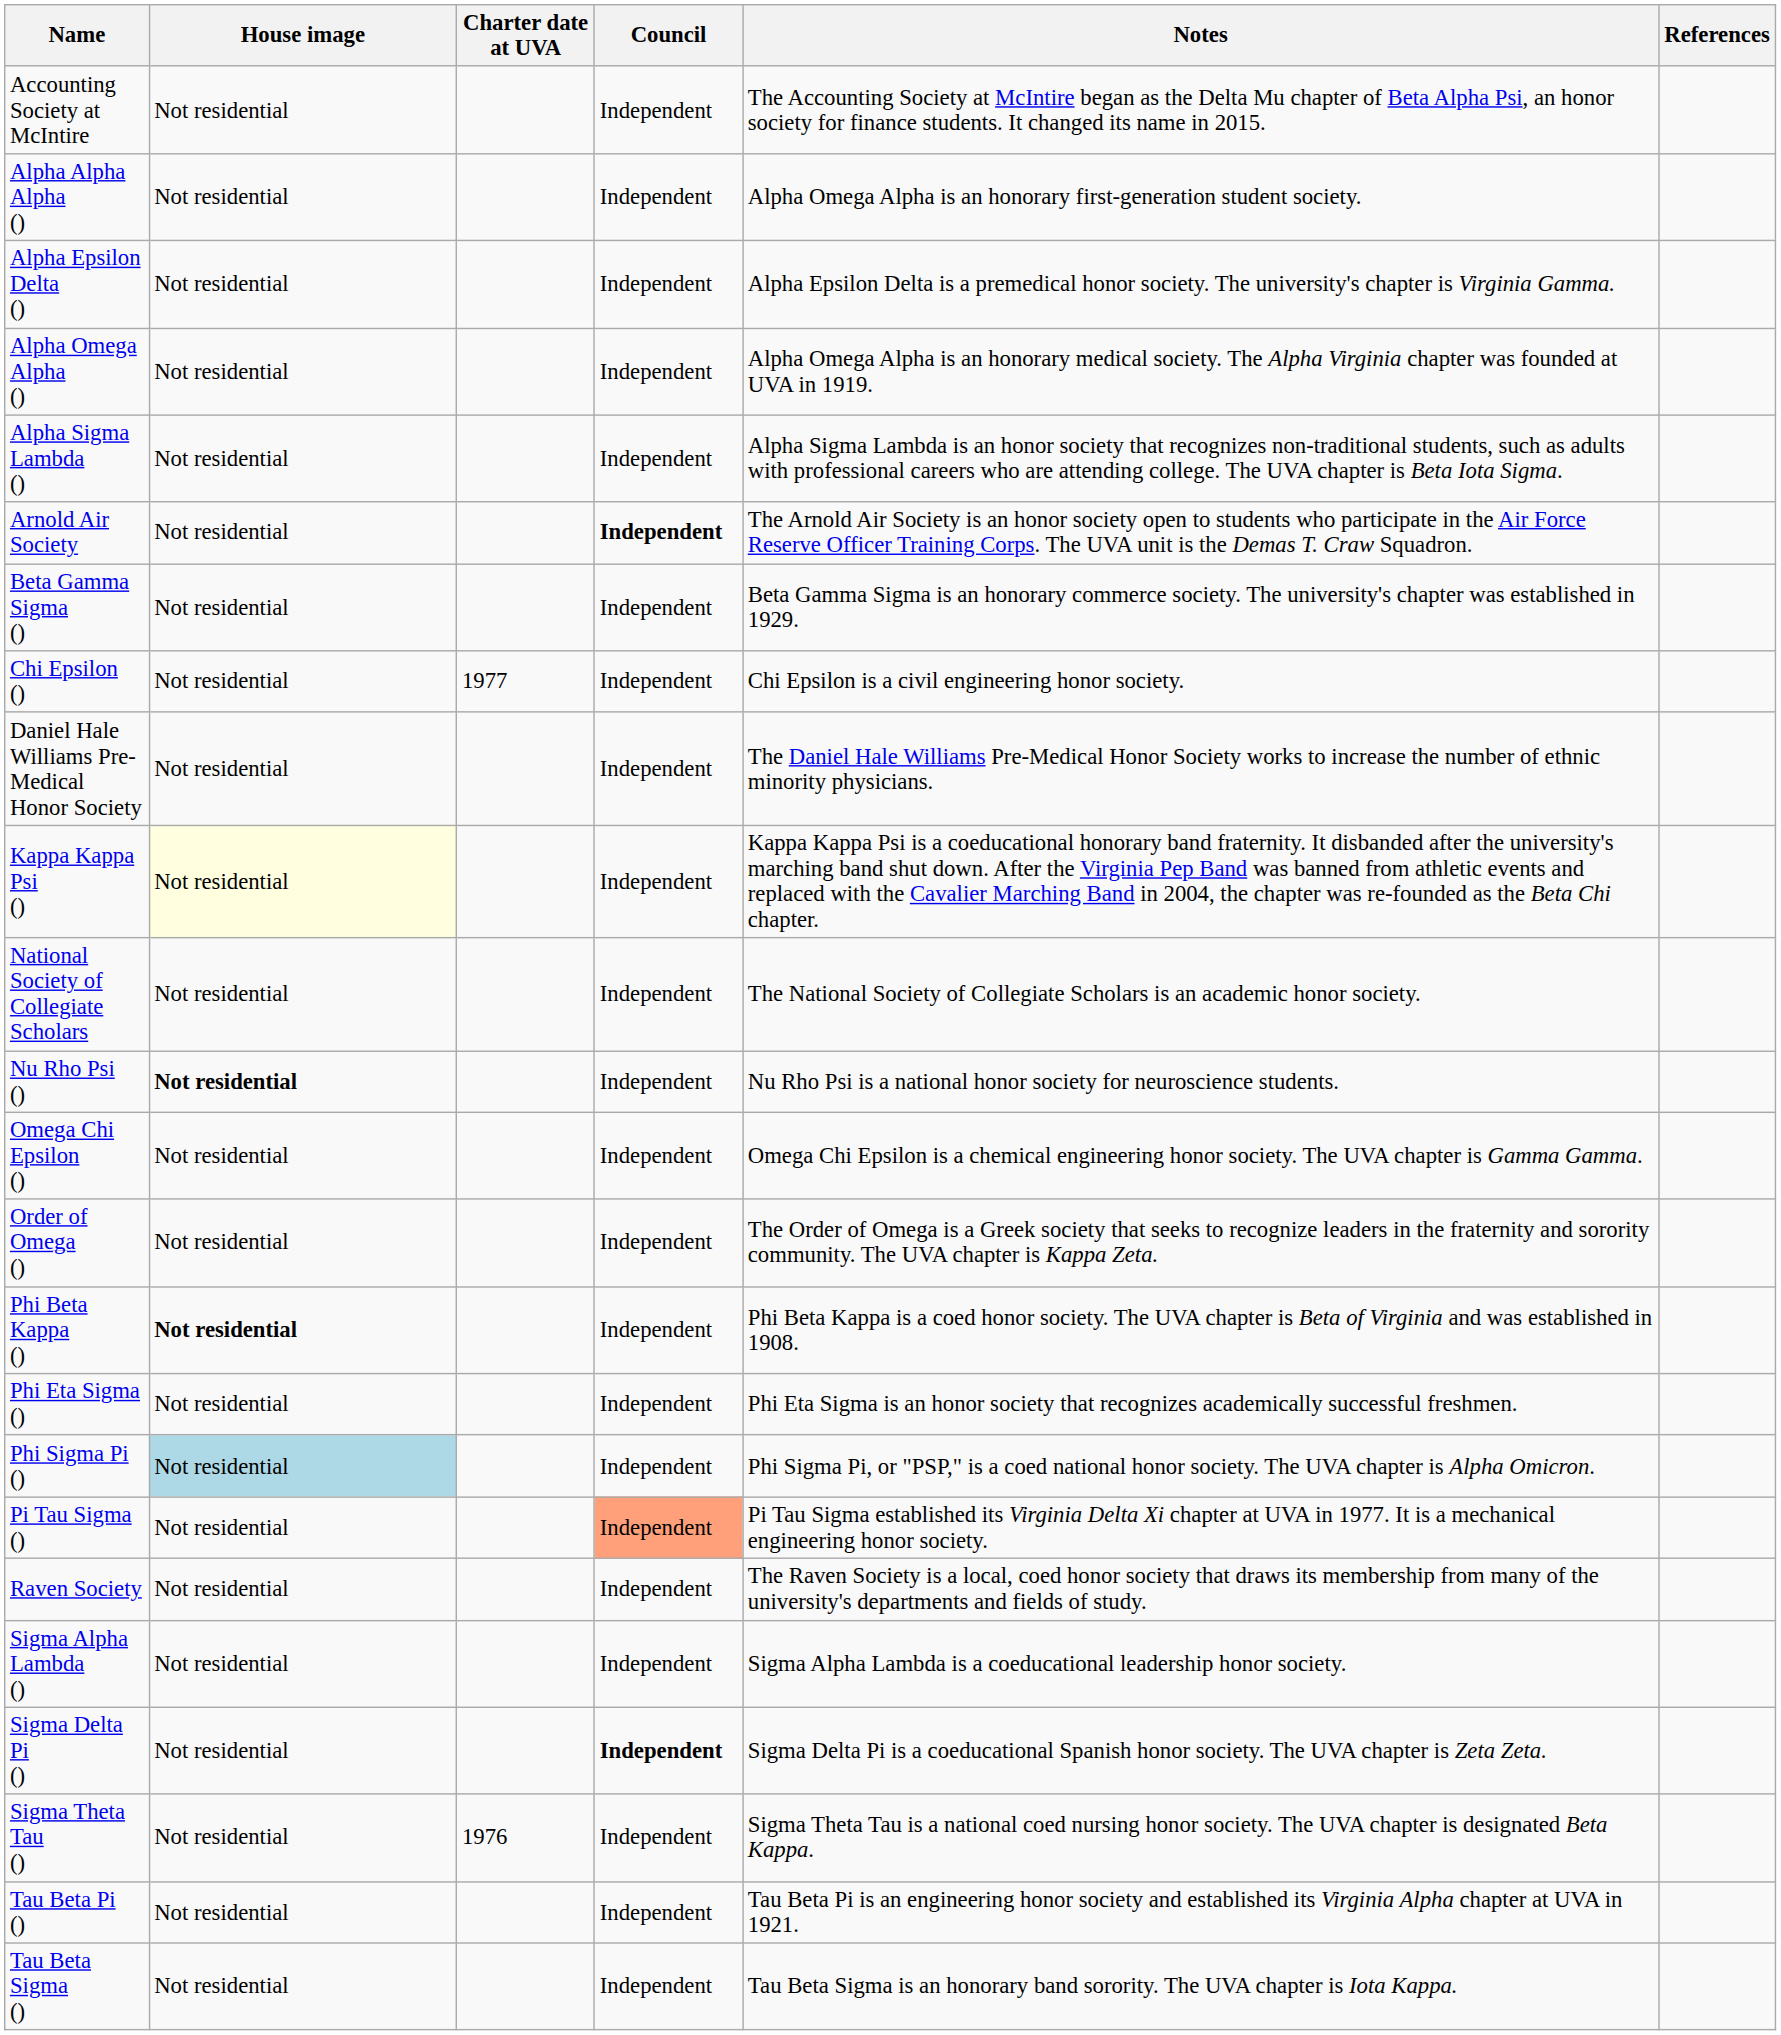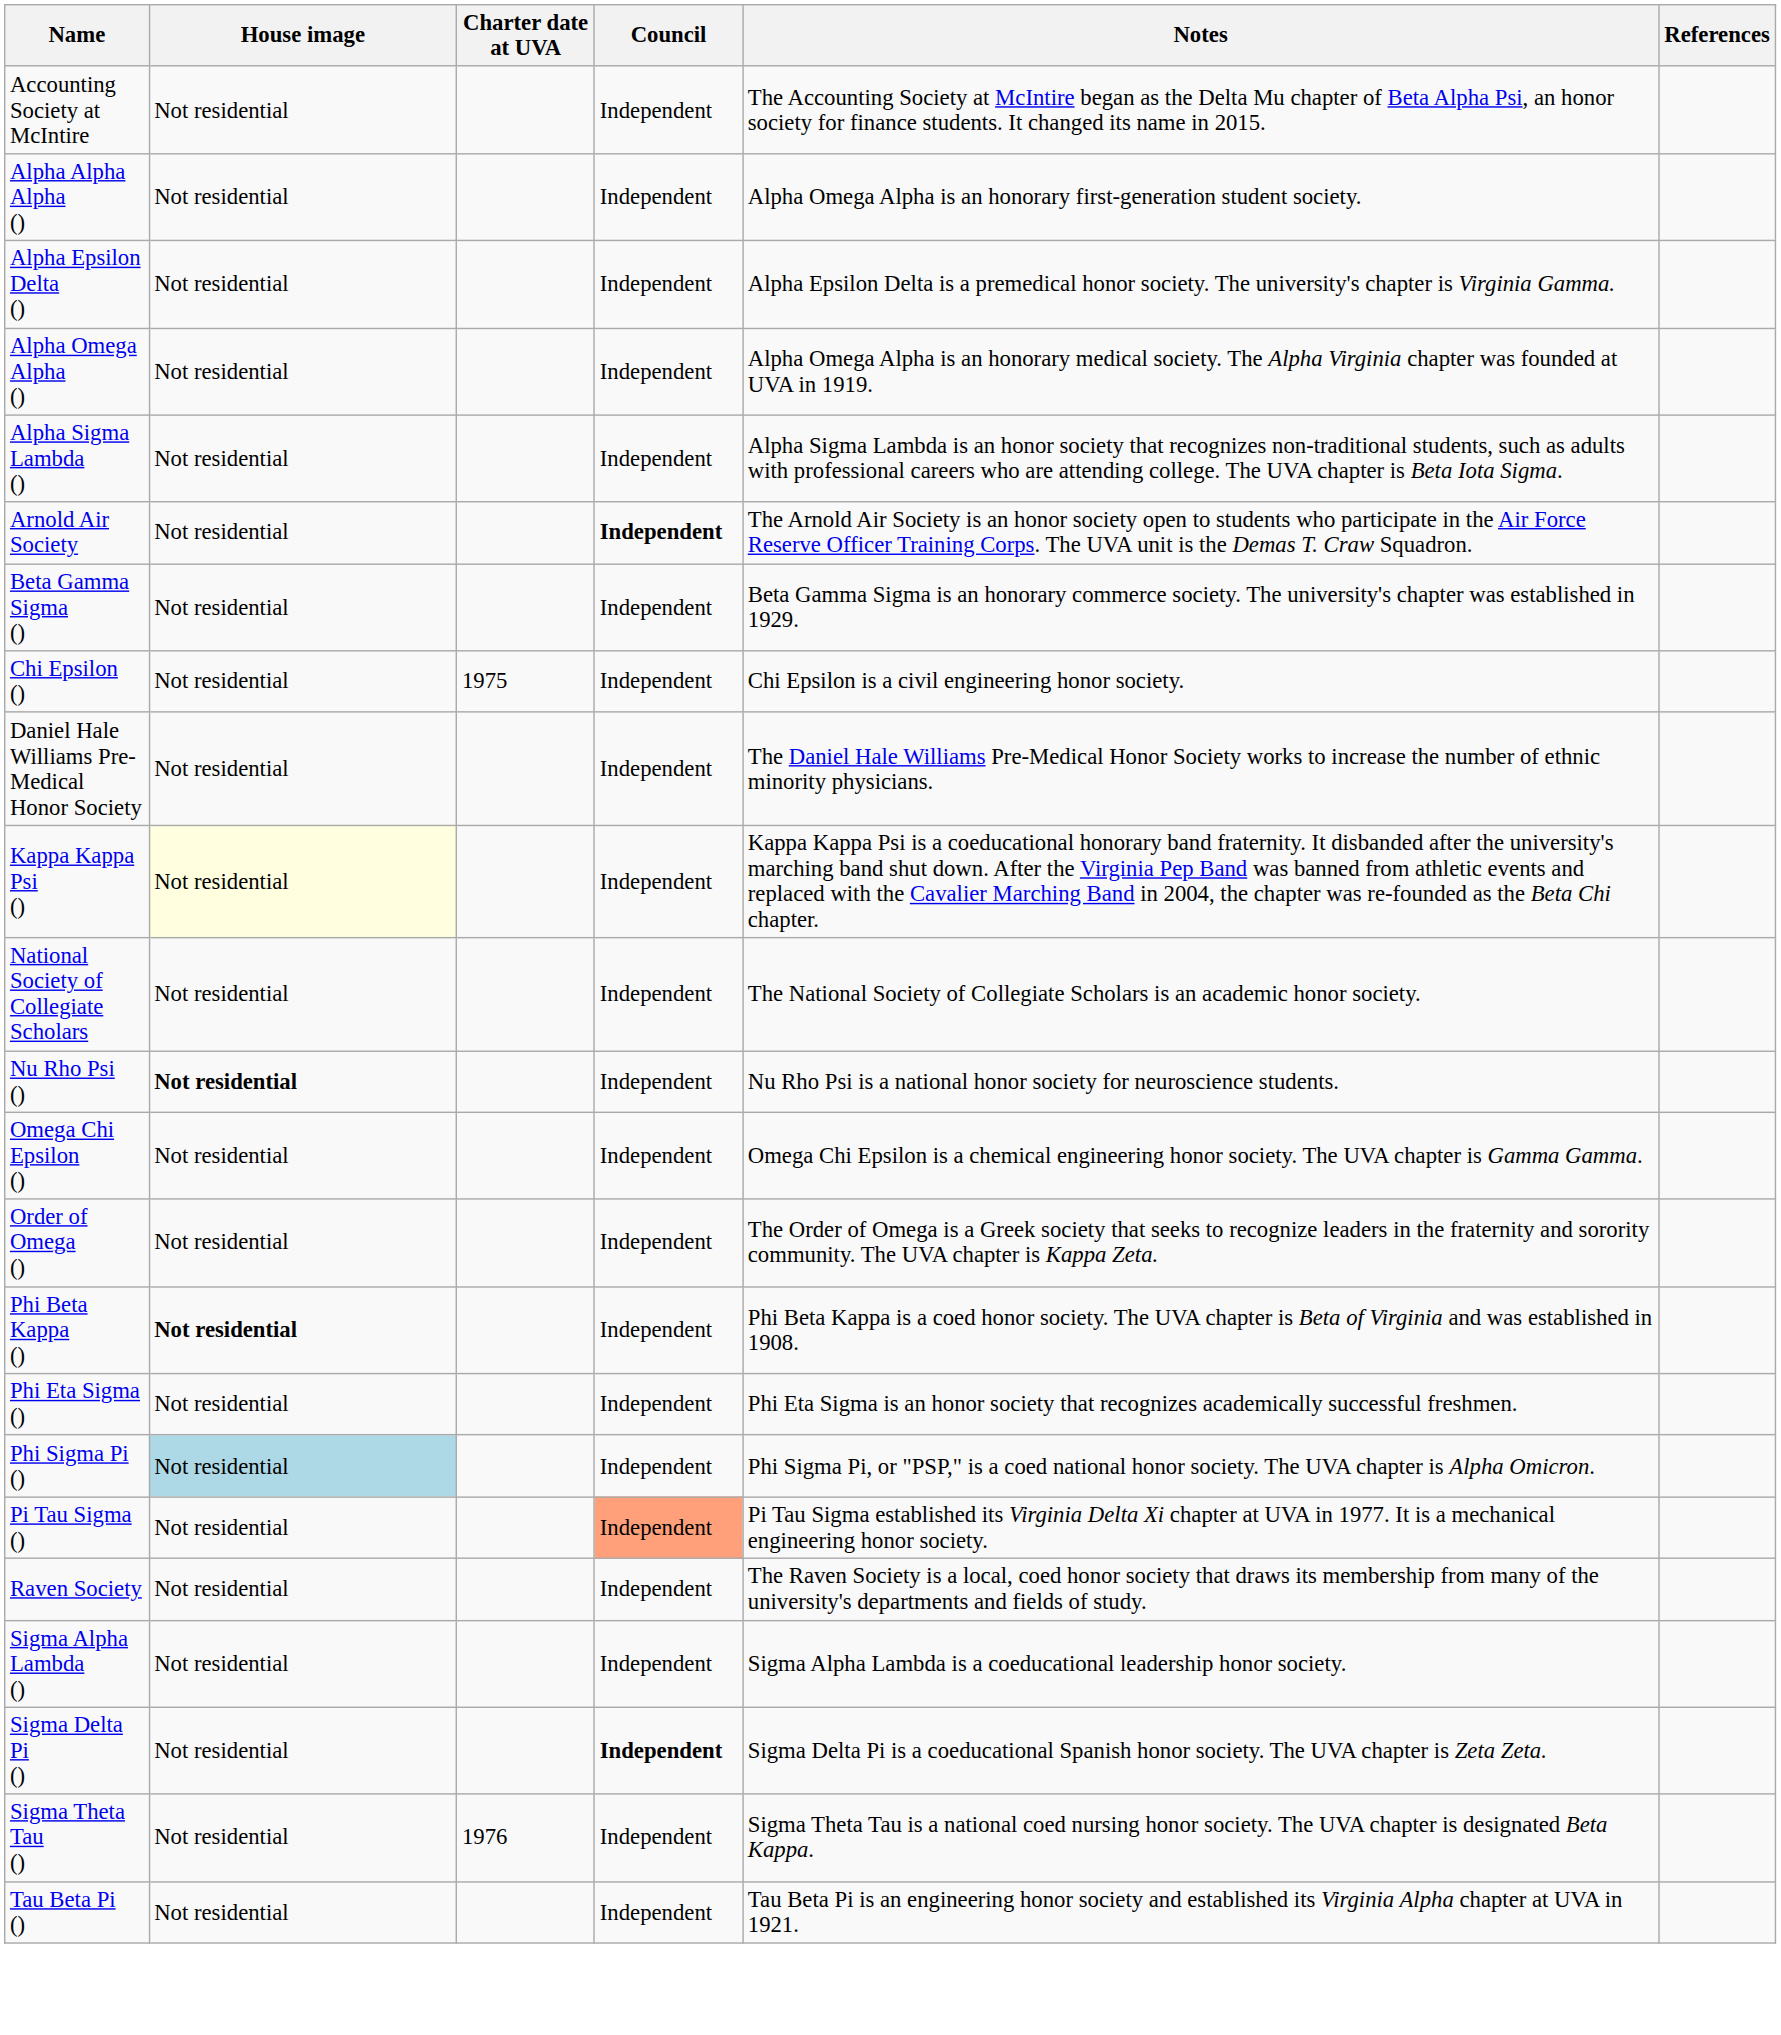(485, 681) 1977 -> (485, 681) 1975
- row: (50, 1986)
